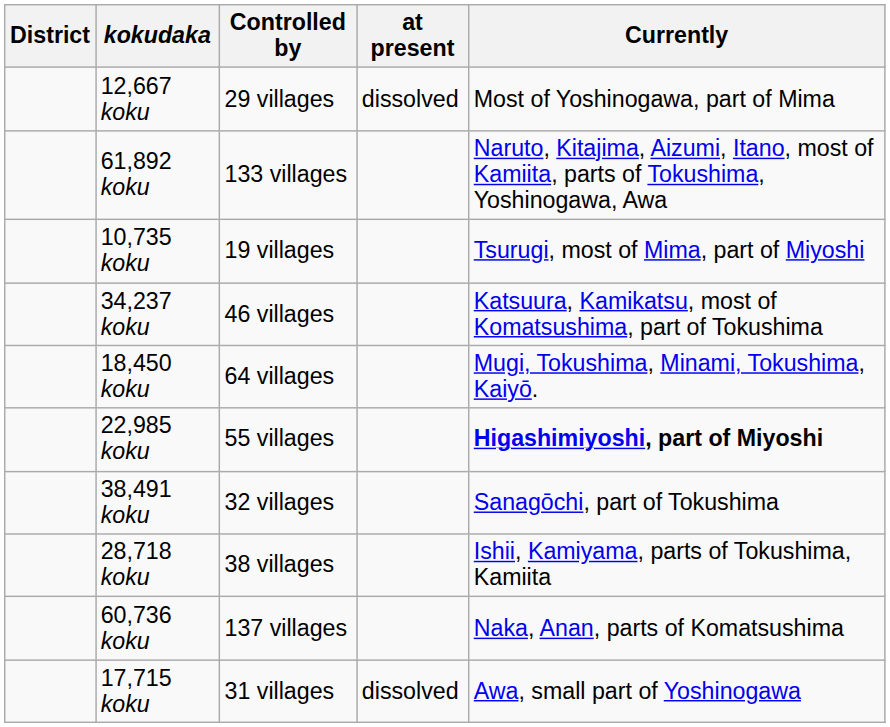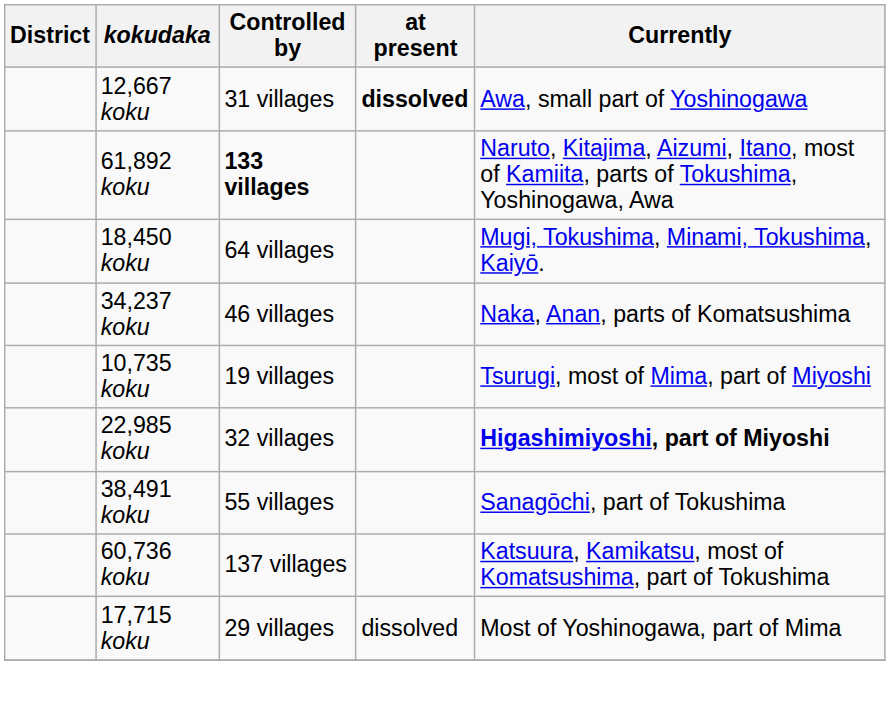(279, 98) 29 villages -> (279, 98) 31 villages
(410, 98) normal -> (415, 98) bold
(654, 98) Most of Yoshinogawa, part of Mima -> (644, 98) Awa, small part of Yoshinogawa
(286, 174) normal -> (267, 174) bold
rows swapped: (136, 376) <-> (136, 250)
(648, 313) Katsuura, Kamikatsu, most of Komatsushima, part of Tokushima -> (665, 313) Naka, Anan, parts of Komatsushima
(279, 439) 55 villages -> (279, 439) 32 villages
(279, 502) 32 villages -> (279, 502) 55 villages
- row: (136, 565)
(659, 628) Naka, Anan, parts of Komatsushima -> (655, 565) Katsuura, Kamikatsu, most of Komatsushima, part of Tokushima
(279, 690) 31 villages -> (279, 628) 29 villages
(637, 690) Awa, small part of Yoshinogawa -> (661, 628) Most of Yoshinogawa, part of Mima
